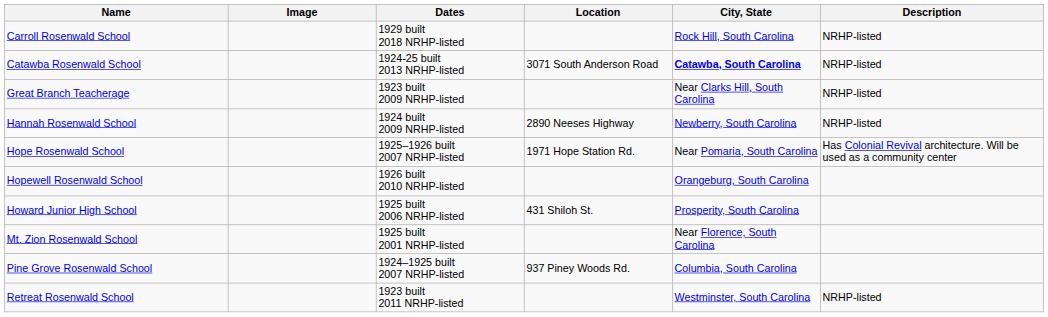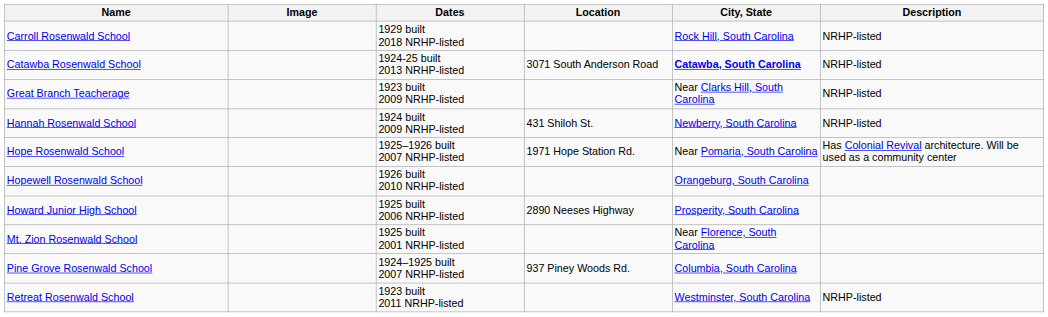(580, 123) 2890 Neeses Highway -> (560, 123) 431 Shiloh St.
(560, 210) 431 Shiloh St. -> (580, 210) 2890 Neeses Highway
